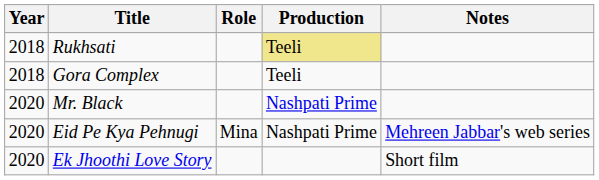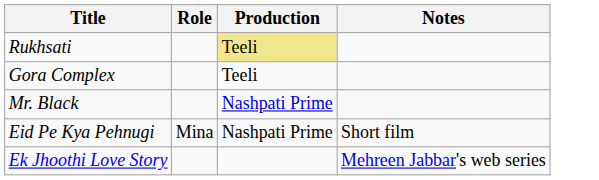- column: (27, 18)
(488, 132) Mehreen Jabbar's web series -> (378, 132) Short film
(422, 160) Short film -> (443, 160) Mehreen Jabbar's web series
